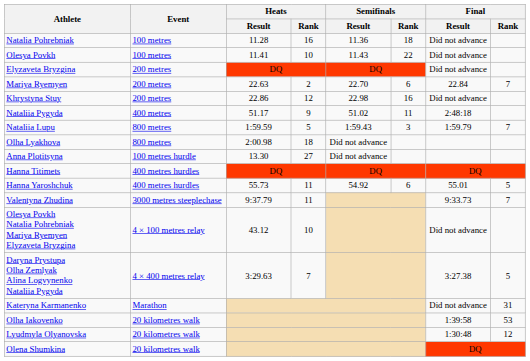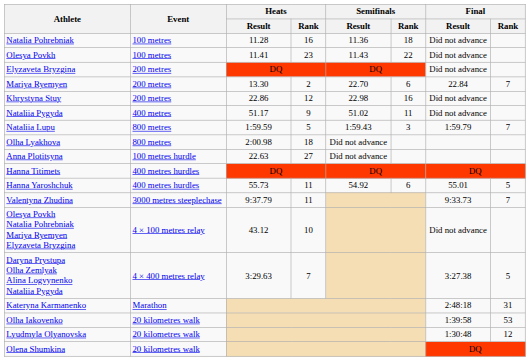(308, 55) 10 -> (308, 55) 23
(259, 84) 22.63 -> (259, 84) 13.30
(458, 113) 2:48:18 -> (458, 113) Did not advance
(259, 157) 13.30 -> (259, 157) 22.63
(458, 306) Did not advance -> (458, 306) 2:48:18
